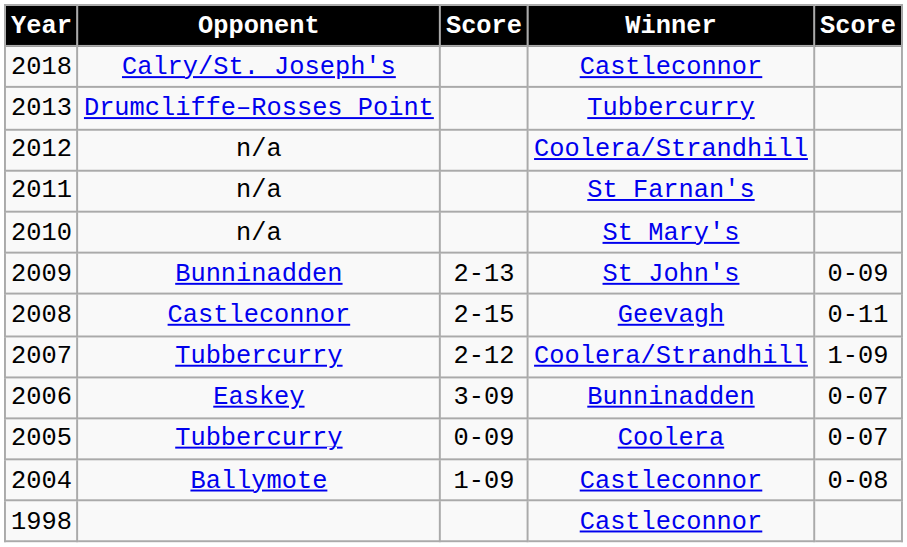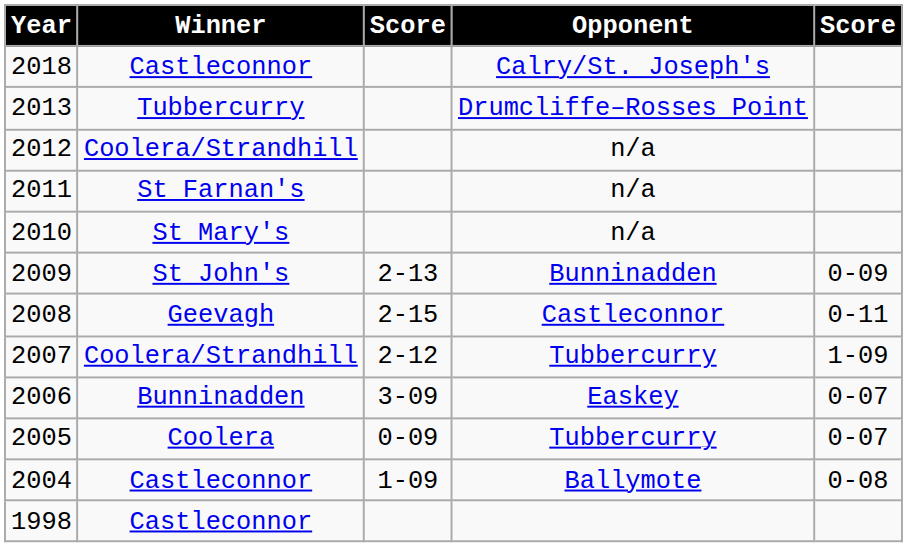columns swapped: (671, 26) <-> (259, 26)
